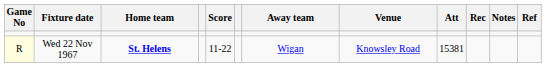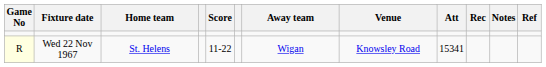(150, 49) bold -> (150, 49) normal
(452, 49) 15381 -> (452, 49) 15341
